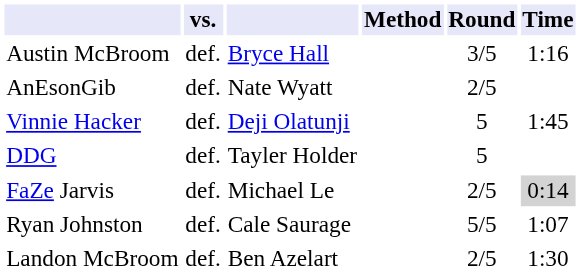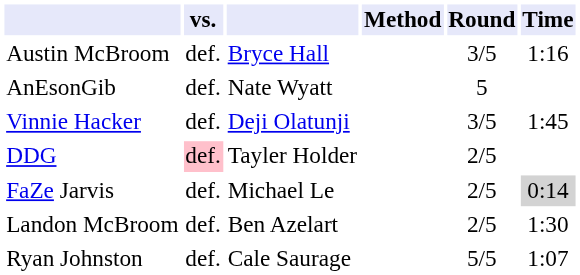(482, 87) 2/5 -> (482, 87) 5
(482, 122) 5 -> (482, 122) 3/5
(203, 156) no background -> (203, 156) pink background
(482, 156) 5 -> (482, 156) 2/5
rows swapped: (92, 258) <-> (74, 224)
